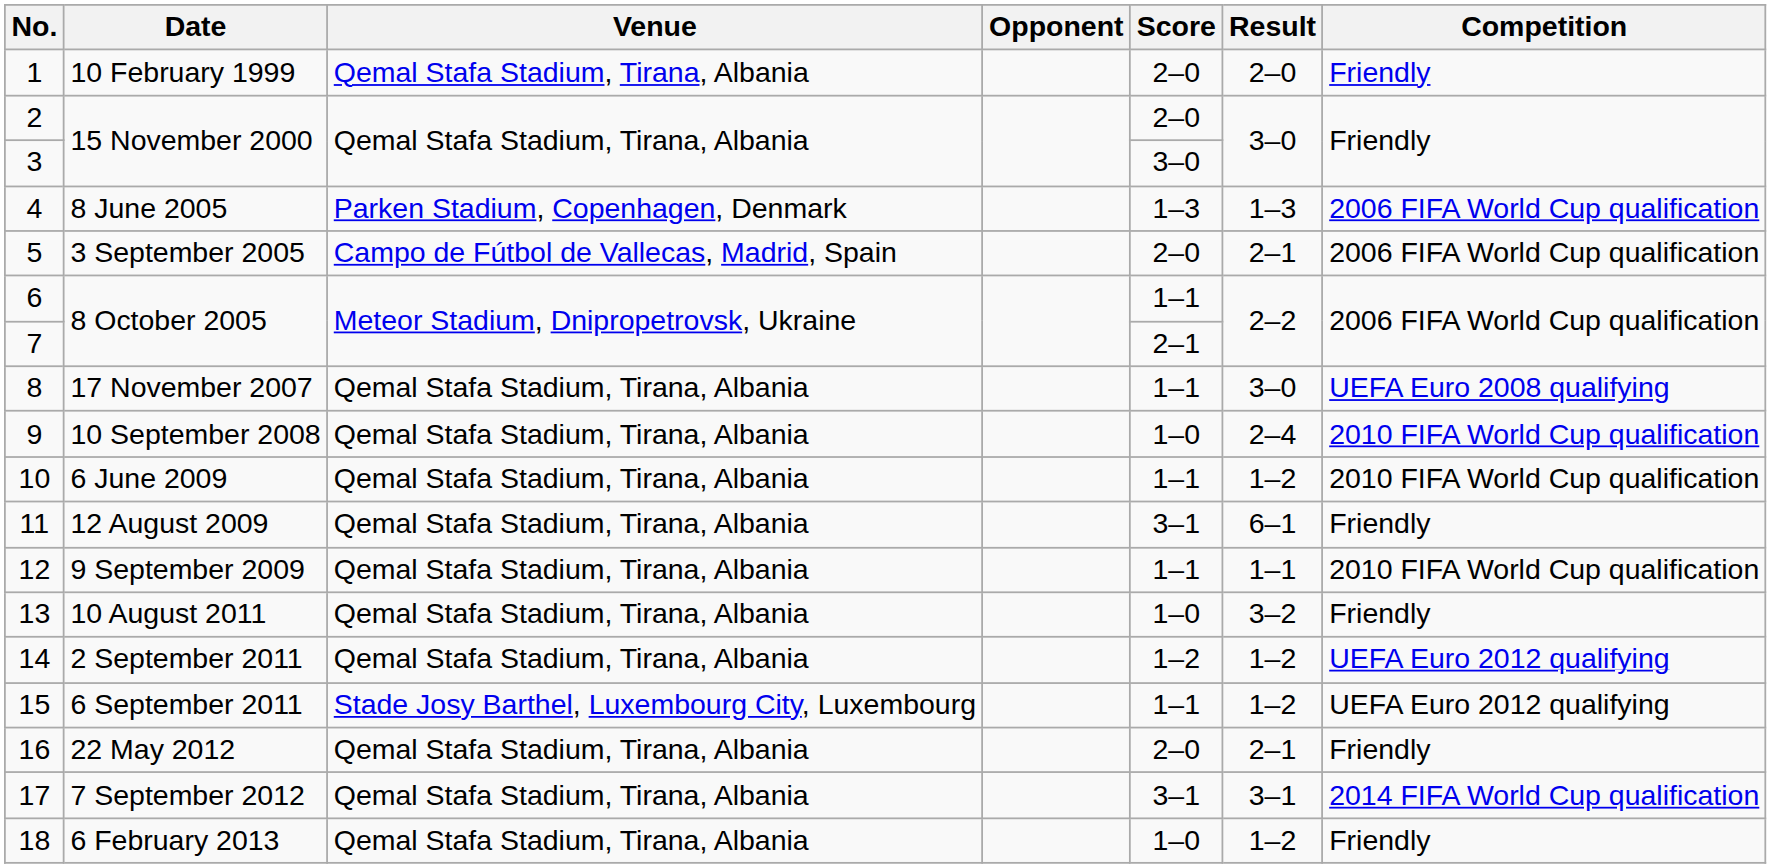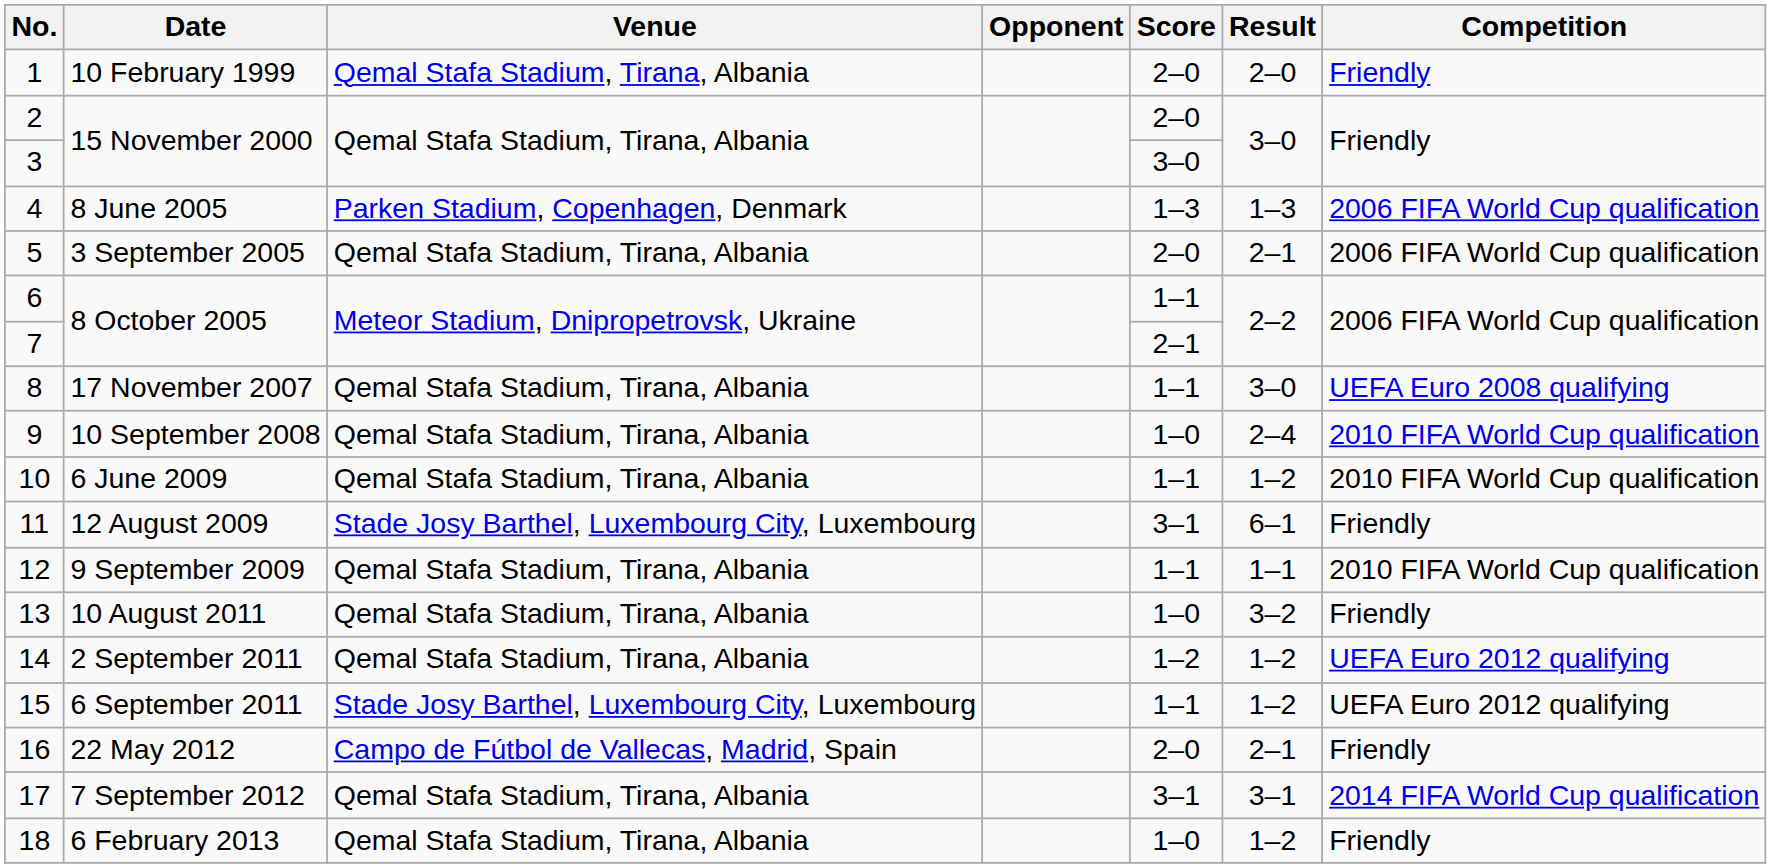(615, 252) Campo de Fútbol de Vallecas, Madrid, Spain -> (571, 252) Qemal Stafa Stadium, Tirana, Albania
(571, 523) Qemal Stafa Stadium, Tirana, Albania -> (655, 523) Stade Josy Barthel, Luxembourg City, Luxembourg
(571, 749) Qemal Stafa Stadium, Tirana, Albania -> (615, 749) Campo de Fútbol de Vallecas, Madrid, Spain
